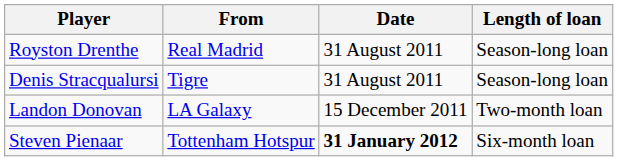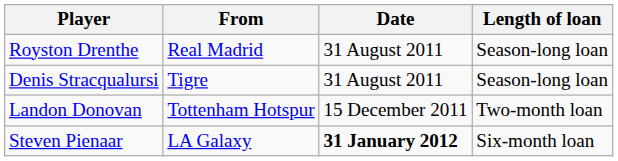(209, 110) LA Galaxy -> (241, 110) Tottenham Hotspur
(241, 140) Tottenham Hotspur -> (209, 140) LA Galaxy
